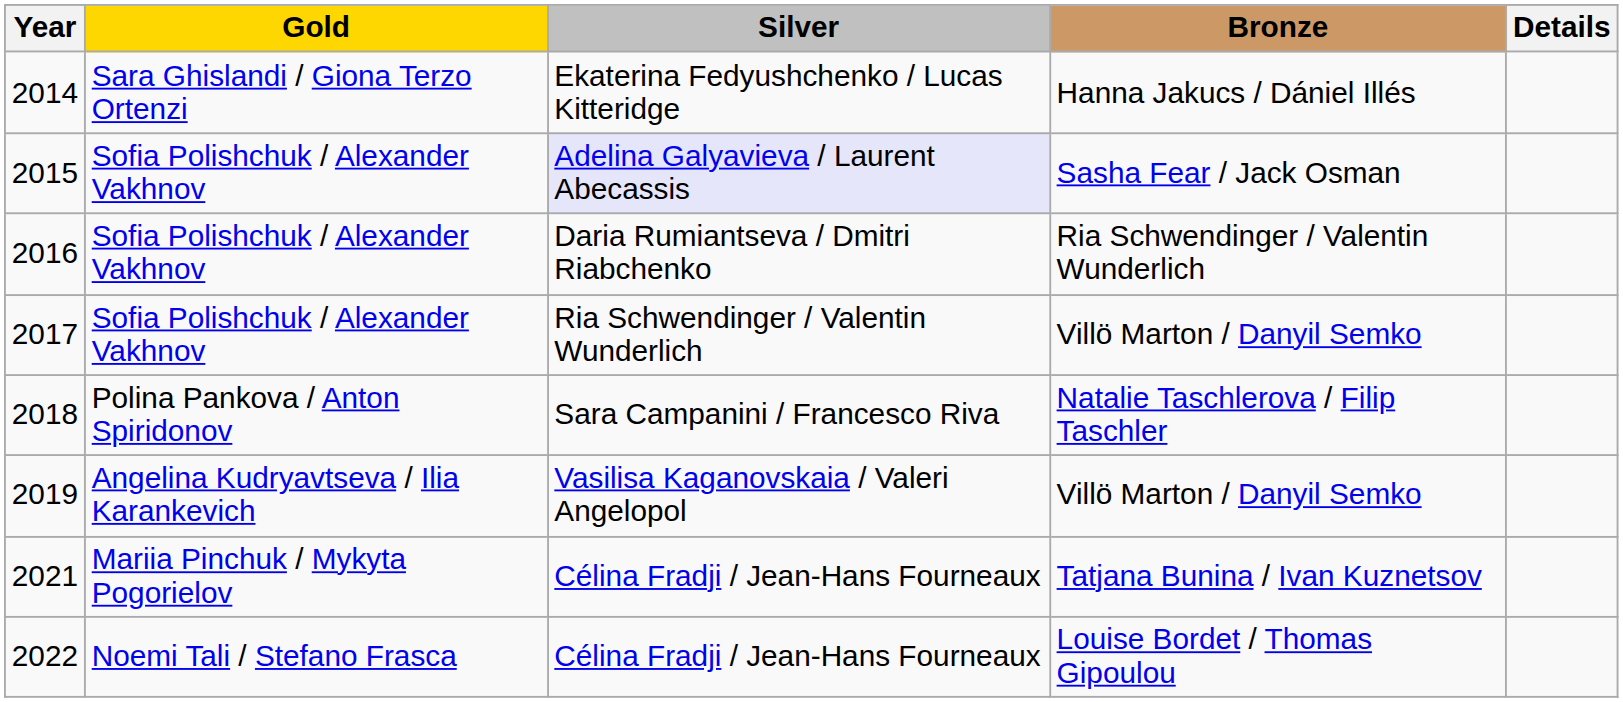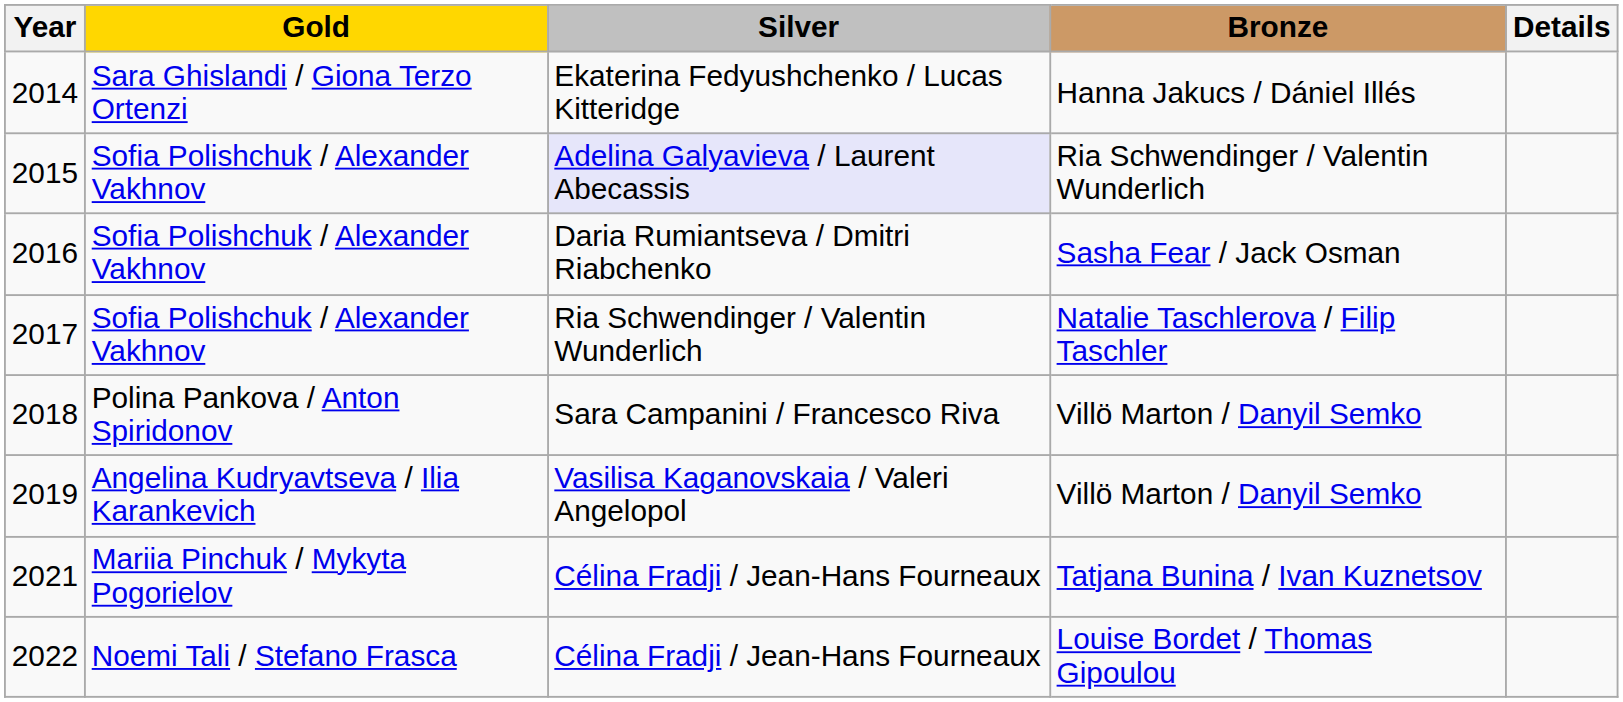(1229, 172) Sasha Fear / Jack Osman -> (1242, 172) Ria Schwendinger / Valentin Wunderlich
(1242, 253) Ria Schwendinger / Valentin Wunderlich -> (1229, 253) Sasha Fear / Jack Osman
(1239, 334) Villö Marton / Danyil Semko -> (1226, 334) Natalie Taschlerova / Filip Taschler
(1226, 414) Natalie Taschlerova / Filip Taschler -> (1239, 414) Villö Marton / Danyil Semko
